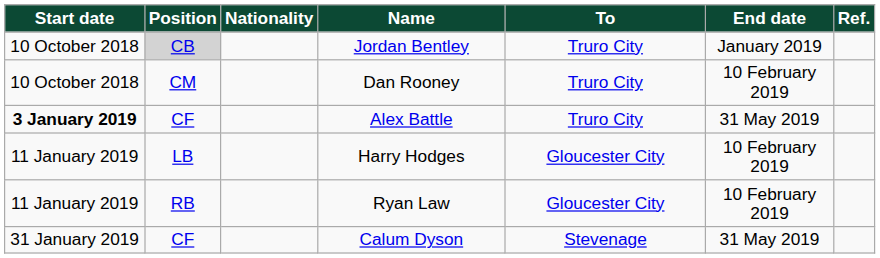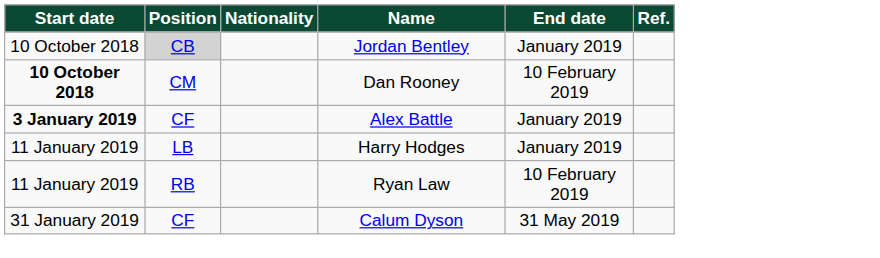- column: (605, 19)
(75, 83) normal -> (75, 83) bold
(770, 120) 31 May 2019 -> (569, 120) January 2019
(770, 157) 10 February 2019 -> (569, 147) January 2019
